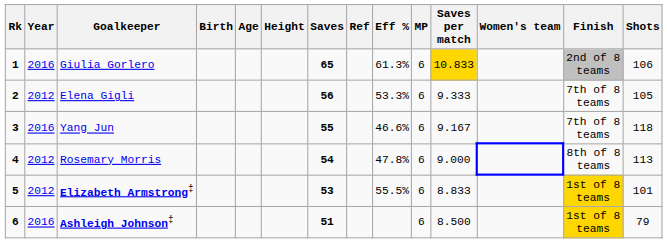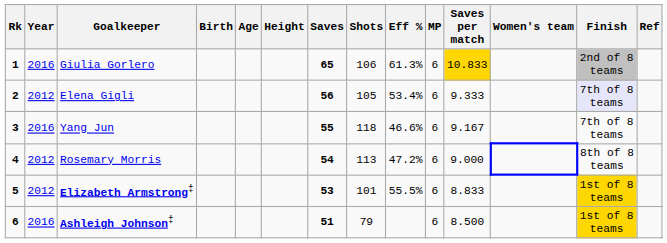columns swapped: (643, 27) <-> (360, 27)
(392, 97) 53.3% -> (406, 97) 53.4%
(593, 97) no background -> (607, 97) lavender background
(392, 160) 47.8% -> (406, 160) 47.2%
